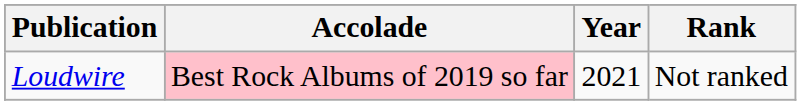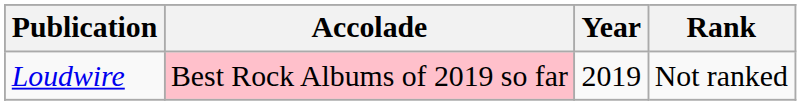(611, 75) 2021 -> (611, 75) 2019
